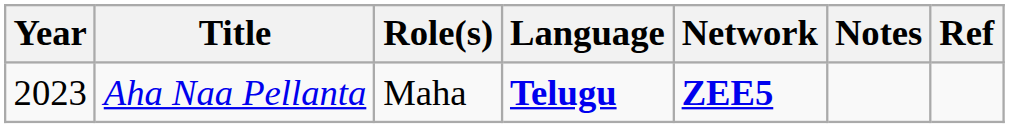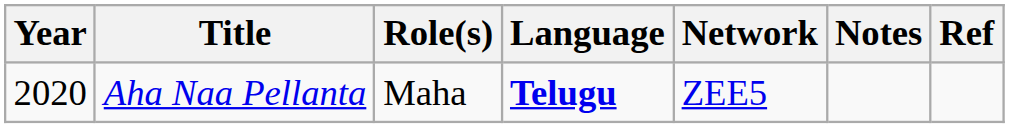(50, 91) 2023 -> (50, 91) 2020
(727, 91) bold -> (724, 91) normal
